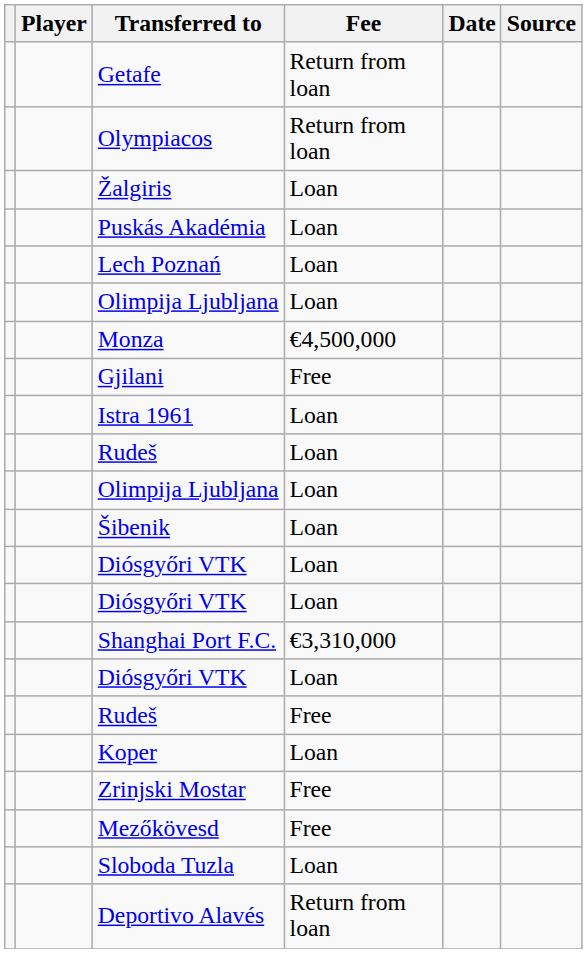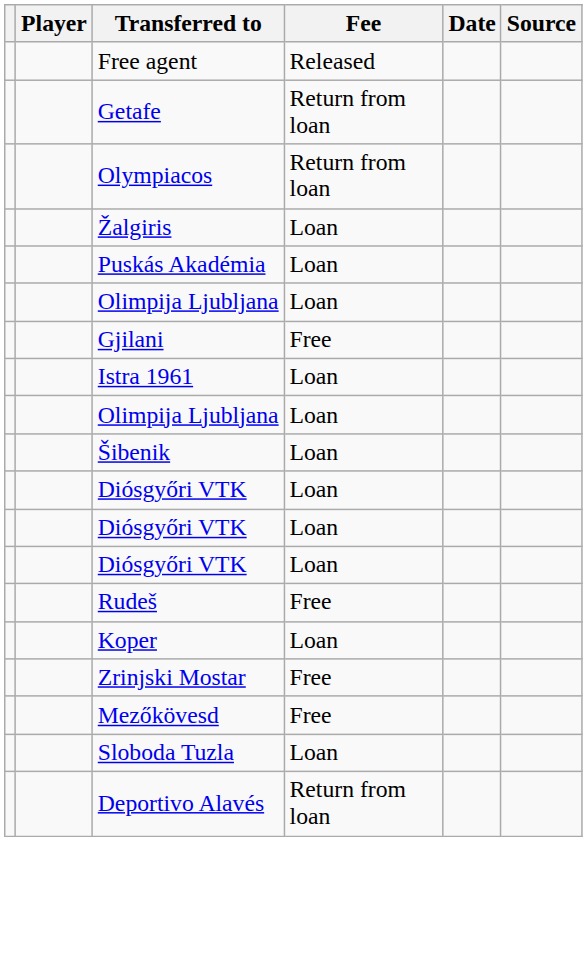+ row: (147, 60)
- row: (159, 264)
- row: (131, 339)
- row: (127, 452)
- row: (187, 639)
